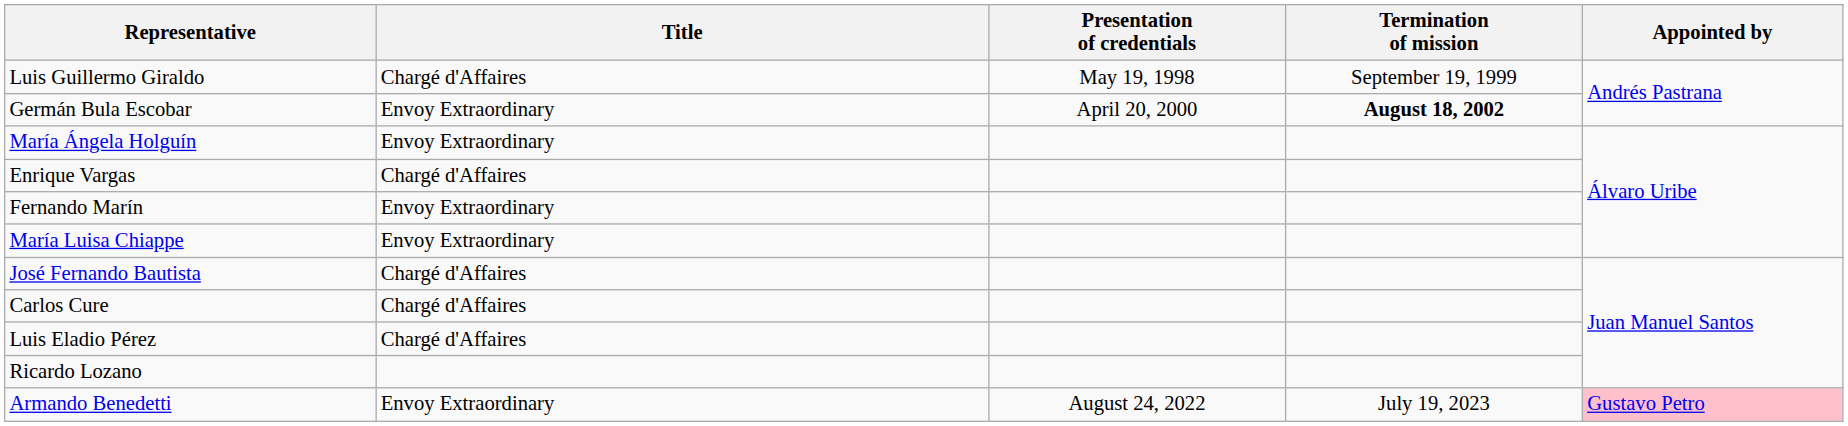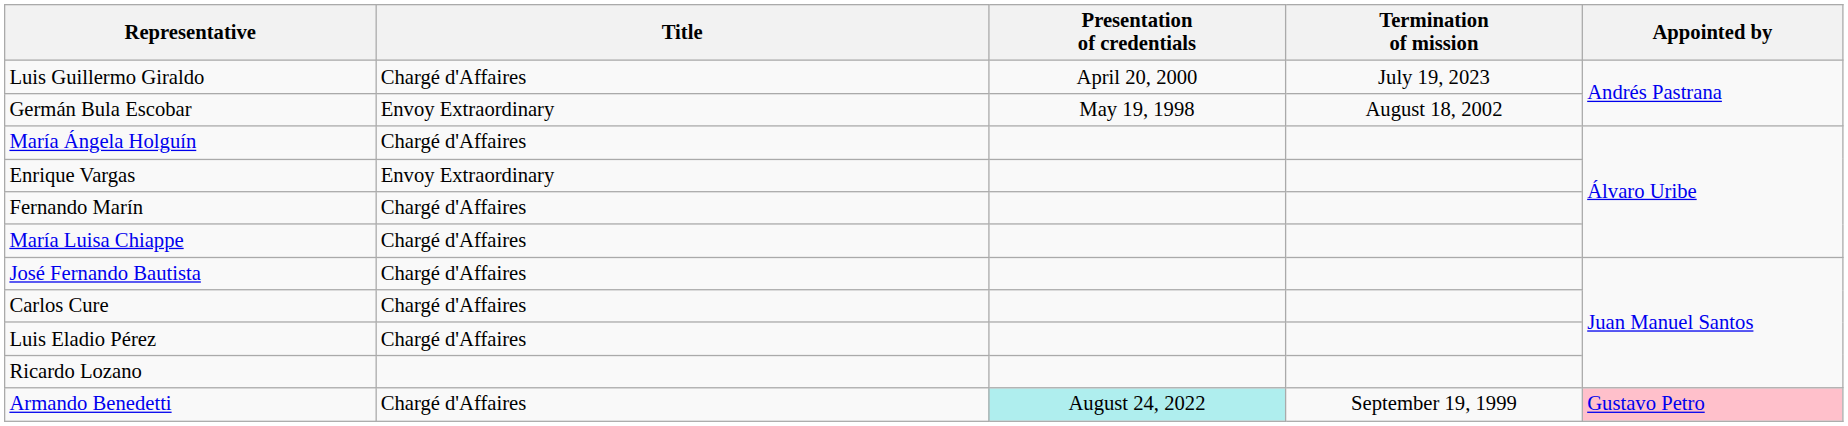(1137, 76) May 19, 1998 -> (1137, 76) April 20, 2000
(1434, 76) September 19, 1999 -> (1434, 76) July 19, 2023
(1137, 109) April 20, 2000 -> (1137, 109) May 19, 1998
(1434, 109) bold -> (1434, 109) normal
(467, 142) Envoy Extraordinary -> (453, 142) Chargé d'Affaires
(453, 175) Chargé d'Affaires -> (467, 175) Envoy Extraordinary
(467, 207) Envoy Extraordinary -> (453, 207) Chargé d'Affaires
(467, 240) Envoy Extraordinary -> (453, 240) Chargé d'Affaires
(467, 404) Envoy Extraordinary -> (453, 404) Chargé d'Affaires
(1137, 404) no background -> (1137, 404) paleturquoise background
(1434, 404) July 19, 2023 -> (1434, 404) September 19, 1999
